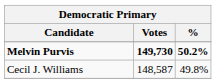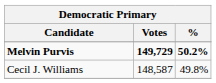(155, 51) 149,730 -> (155, 51) 149,729
